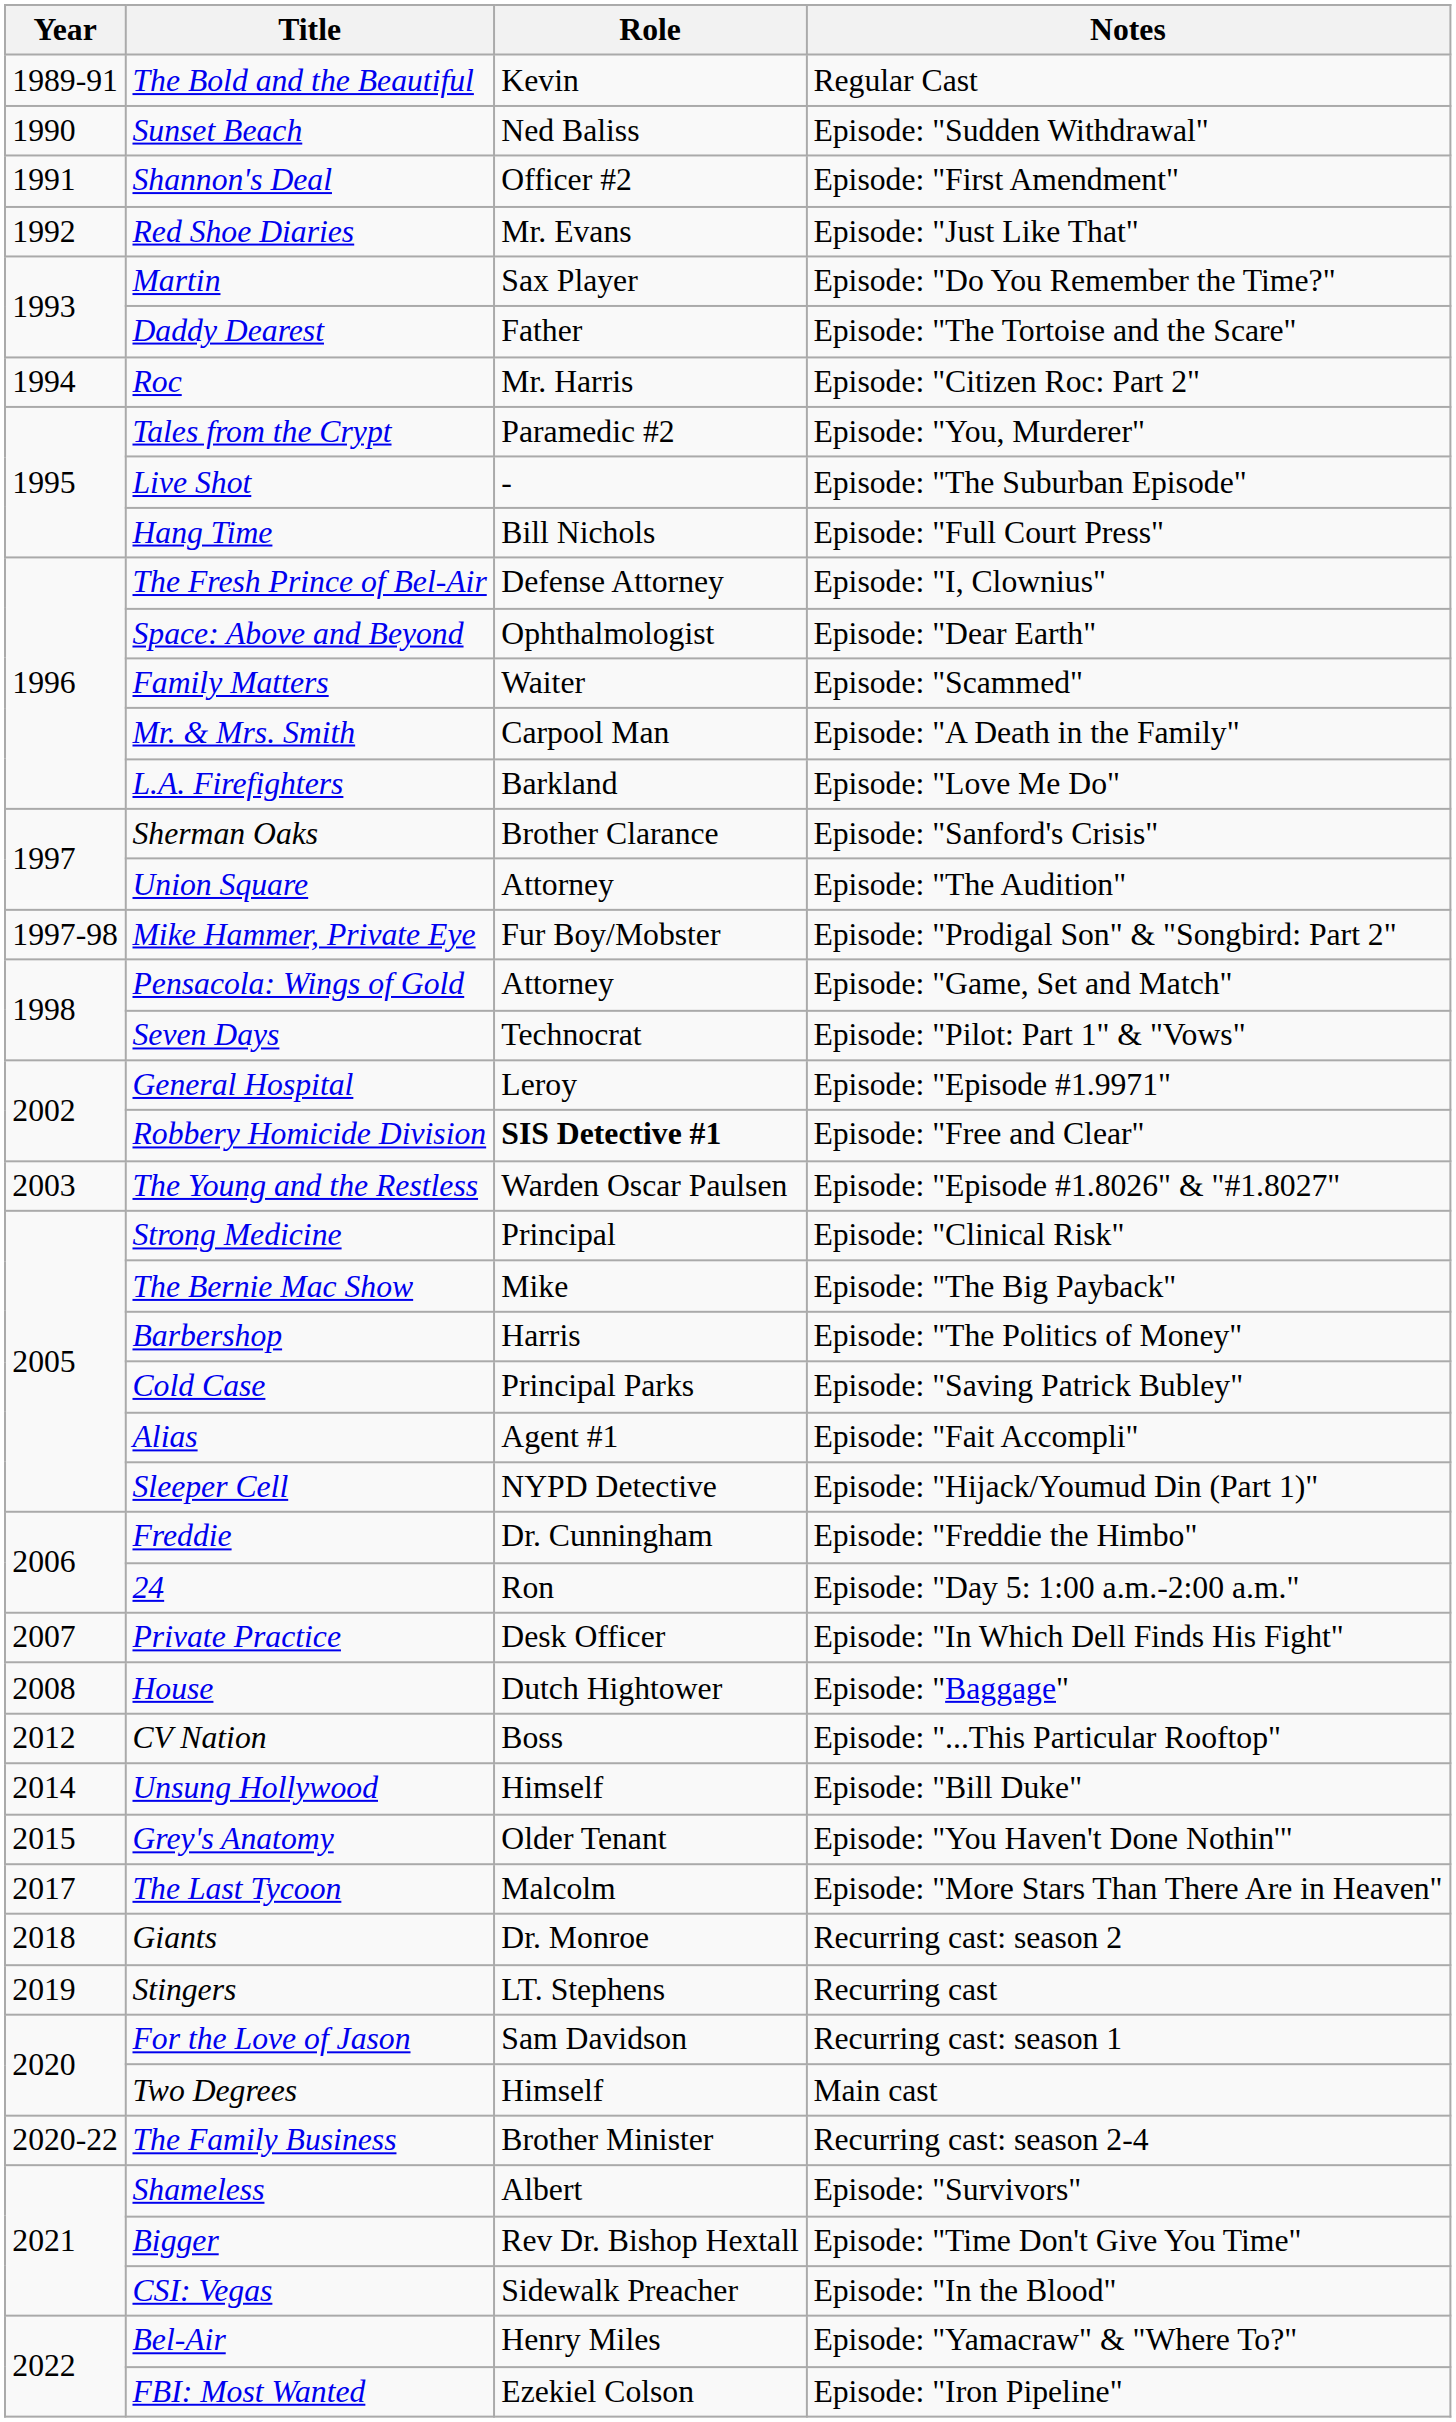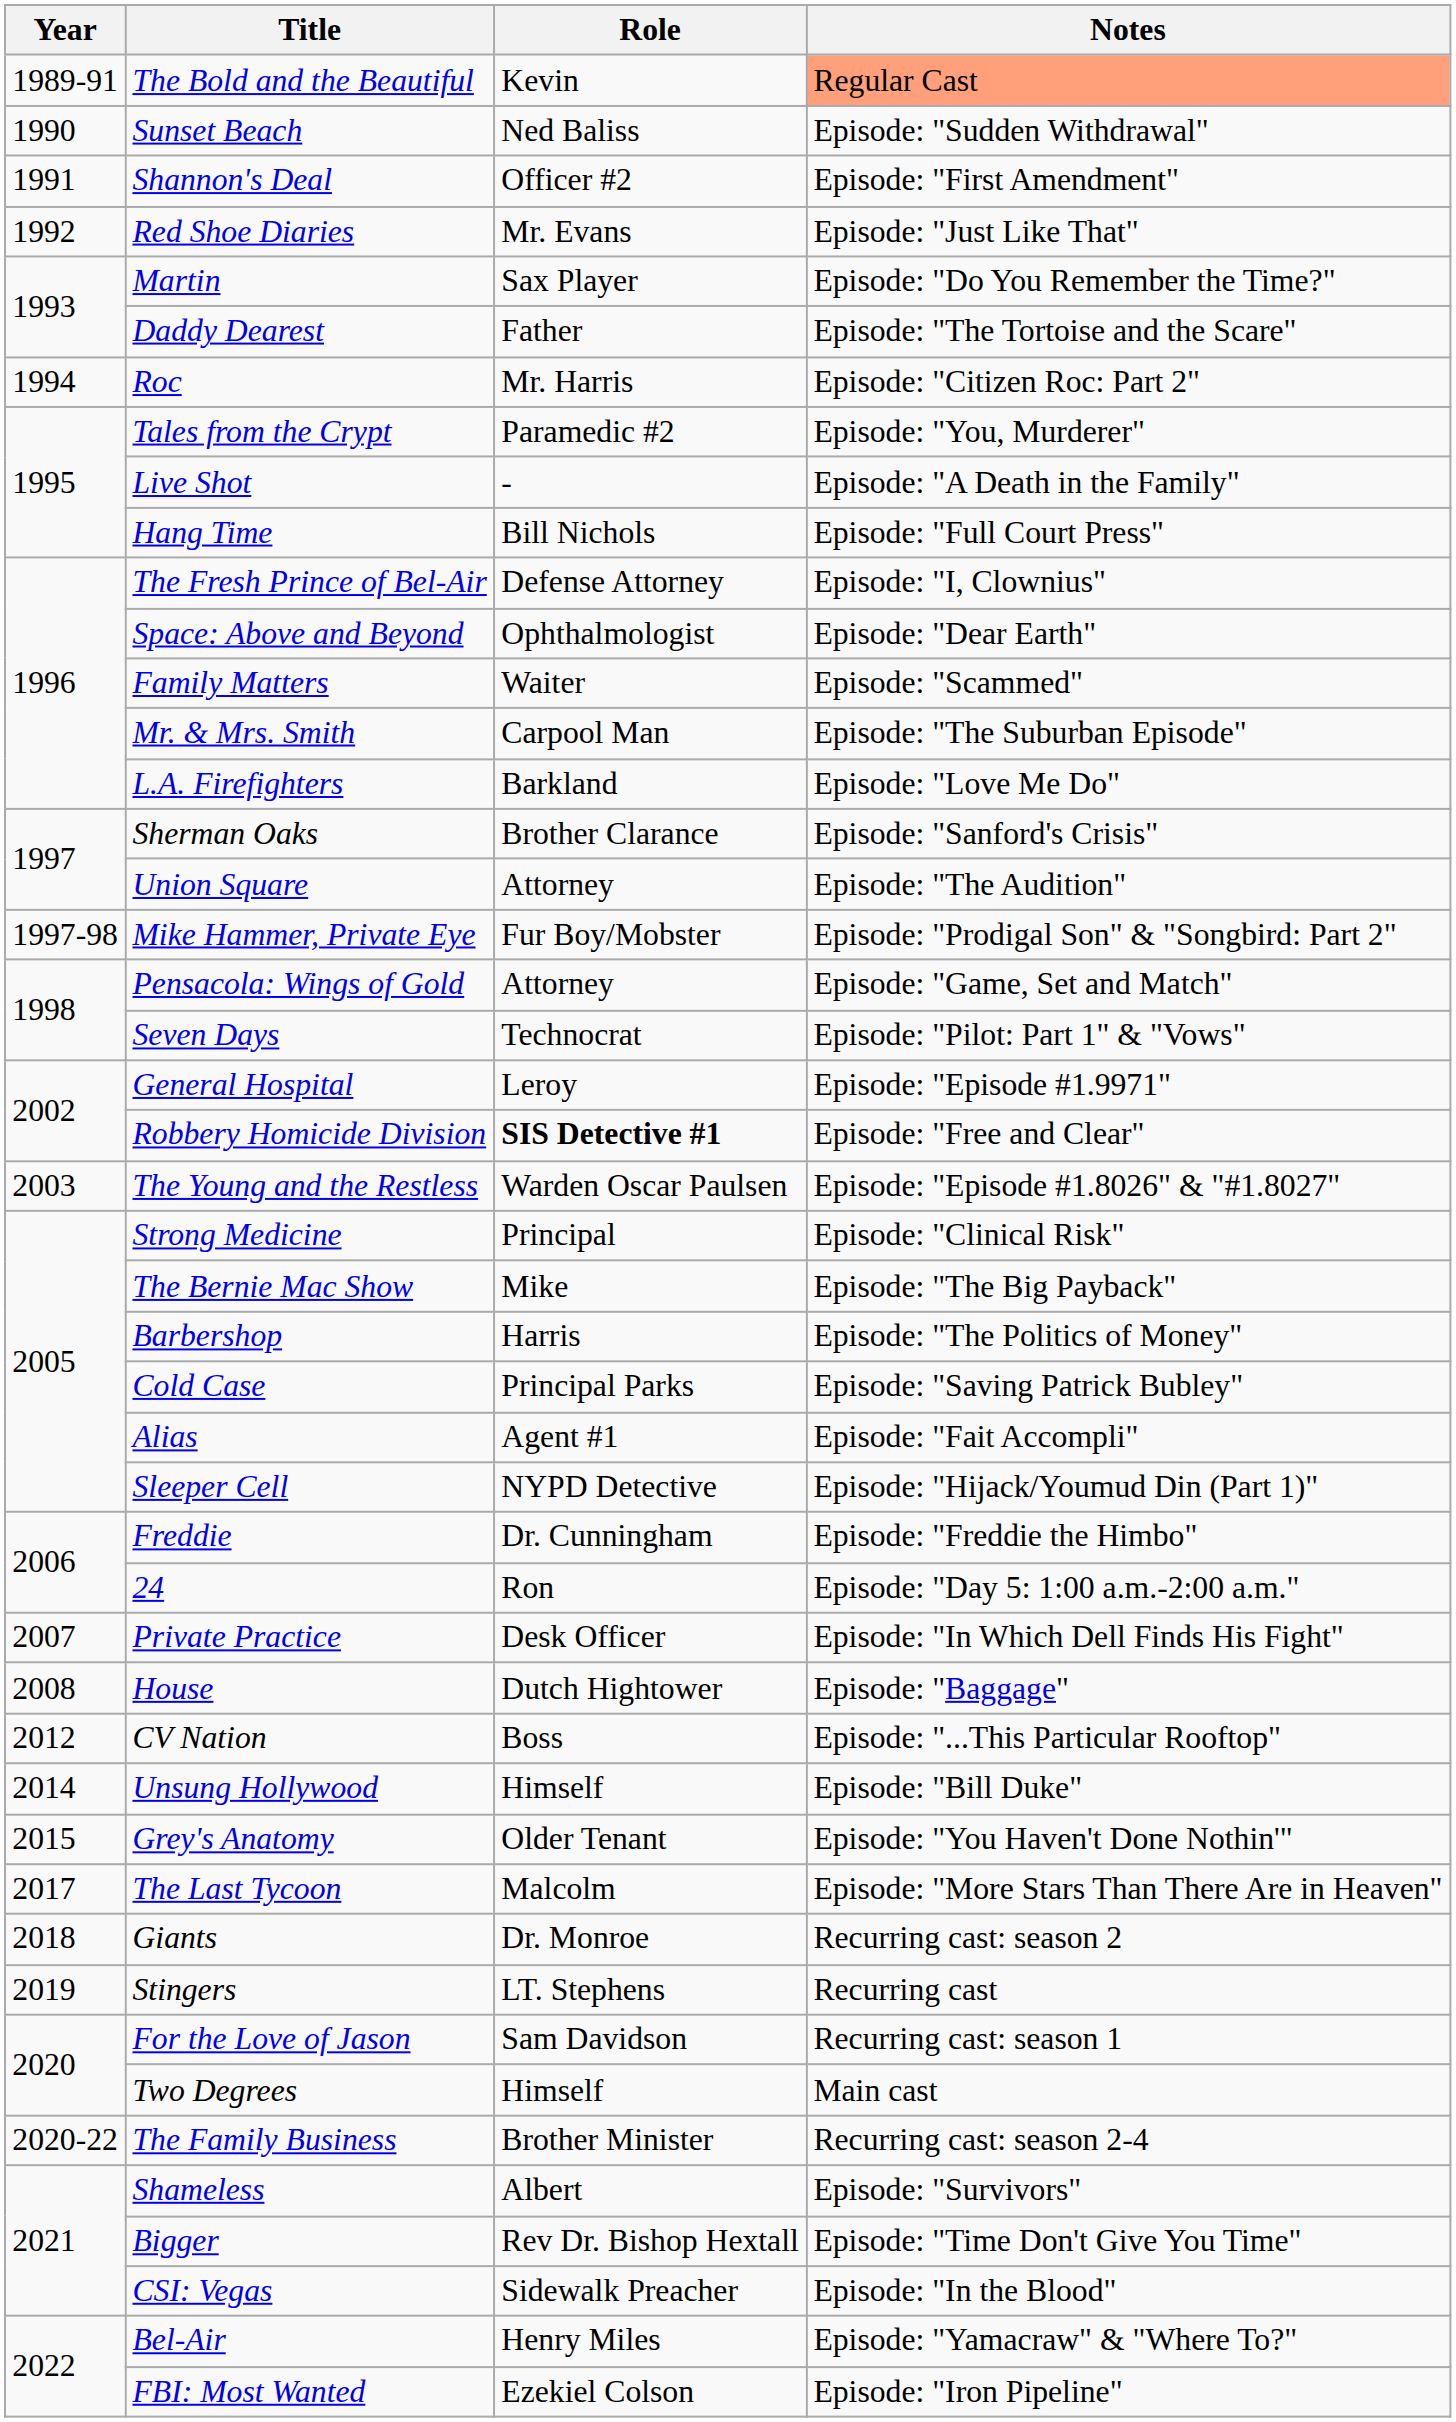(896, 79) no background -> (896, 79) lightsalmon background
(1030, 481) Episode: "The Suburban Episode" -> (1026, 481) Episode: "A Death in the Family"
(1026, 733) Episode: "A Death in the Family" -> (1030, 733) Episode: "The Suburban Episode"
